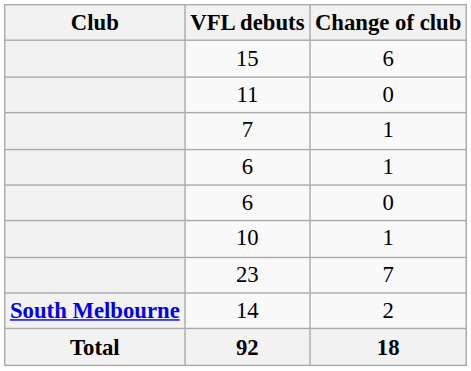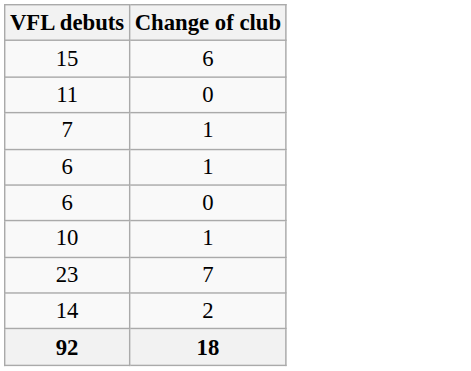- column: (95, 22)
